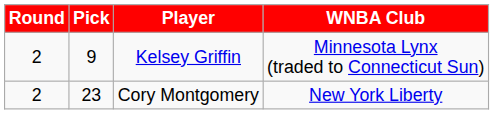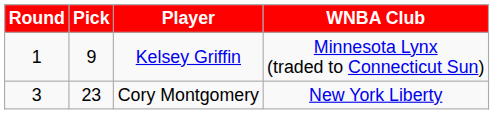(37, 56) 2 -> (37, 56) 1
(37, 94) 2 -> (37, 94) 3
